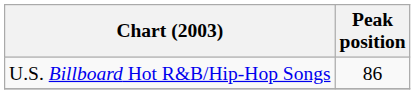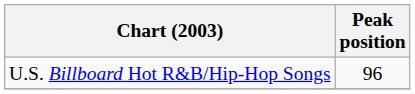(373, 72) 86 -> (373, 72) 96
